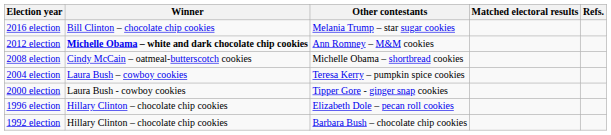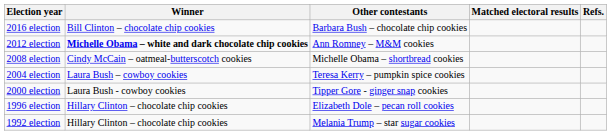(384, 28) Melania Trump – star sugar cookies -> (390, 28) Barbara Bush – chocolate chip cookies
(390, 122) Barbara Bush – chocolate chip cookies -> (384, 122) Melania Trump – star sugar cookies
